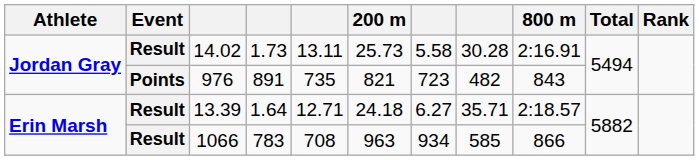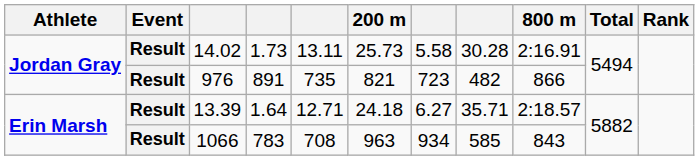(157, 80) Points -> (157, 80) Result
(549, 80) 843 -> (549, 80) 866
(549, 140) 866 -> (549, 140) 843
